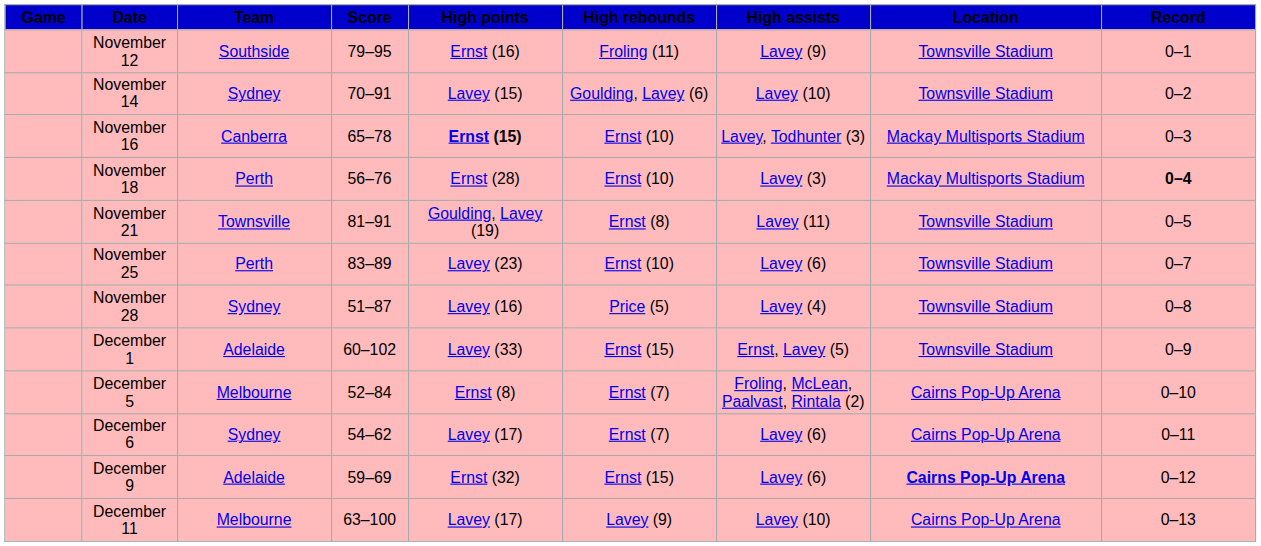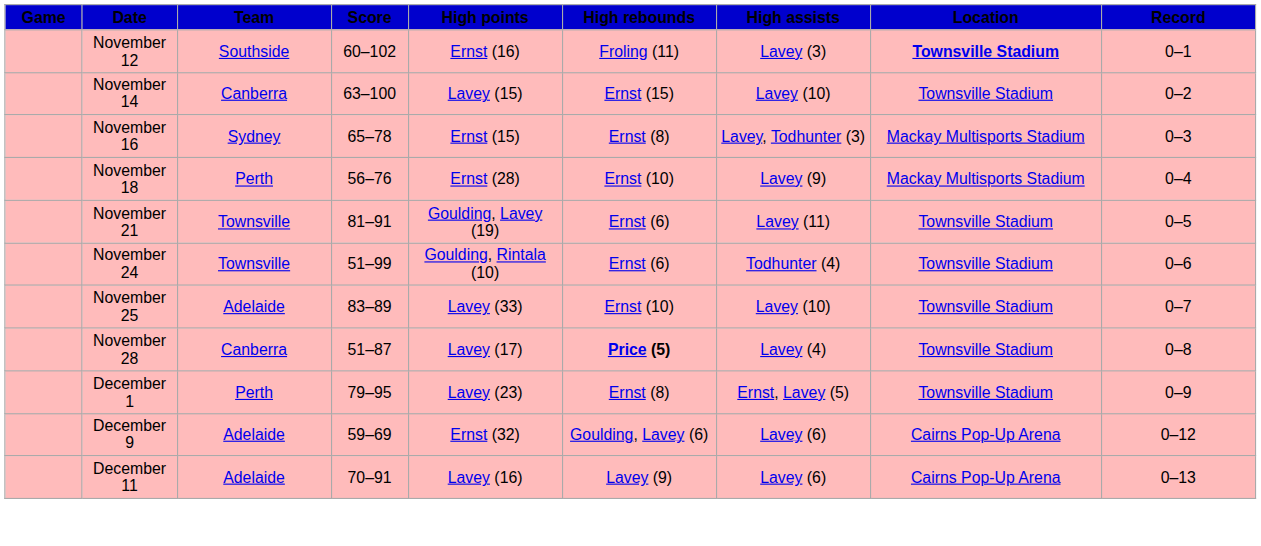(370, 51) 79–95 -> (370, 51) 60–102
(793, 51) Lavey (9) -> (793, 51) Lavey (3)
(986, 51) normal -> (986, 51) bold
(254, 94) Sydney -> (254, 94) Canberra
(370, 94) 70–91 -> (370, 94) 63–100
(639, 94) Goulding, Lavey (6) -> (639, 94) Ernst (15)
(254, 137) Canberra -> (254, 137) Sydney
(485, 137) bold -> (485, 137) normal
(639, 137) Ernst (10) -> (639, 137) Ernst (8)
(793, 179) Lavey (3) -> (793, 179) Lavey (9)
(1178, 179) bold -> (1178, 179) normal
(639, 222) Ernst (8) -> (639, 222) Ernst (6)
+ row: (130, 264)
(254, 264) Perth -> (254, 307) Adelaide
(485, 264) Lavey (23) -> (485, 307) Lavey (33)
(793, 264) Lavey (6) -> (793, 307) Lavey (10)
(254, 307) Sydney -> (254, 350) Canberra
(485, 307) Lavey (16) -> (485, 350) Lavey (17)
(639, 307) normal -> (639, 350) bold
(254, 350) Adelaide -> (254, 392) Perth
(370, 350) 60–102 -> (370, 392) 79–95
(485, 350) Lavey (33) -> (485, 392) Lavey (23)
(639, 350) Ernst (15) -> (639, 392) Ernst (8)
- row: (130, 392)
- row: (130, 435)
(639, 478) Ernst (15) -> (639, 435) Goulding, Lavey (6)
(986, 478) bold -> (986, 435) normal
(254, 520) Melbourne -> (254, 478) Adelaide
(370, 520) 63–100 -> (370, 478) 70–91
(485, 520) Lavey (17) -> (485, 478) Lavey (16)
(793, 520) Lavey (10) -> (793, 478) Lavey (6)
